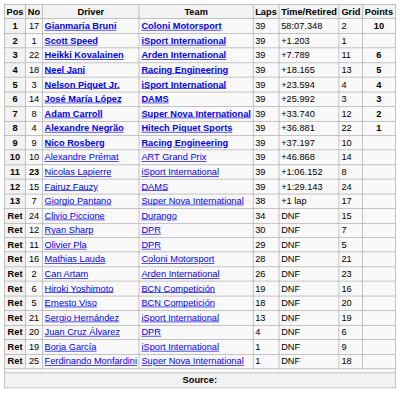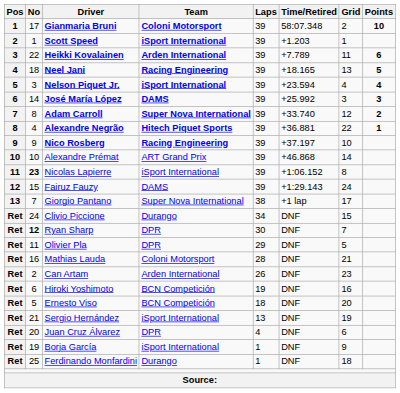(34, 230) normal -> (34, 230) bold
(193, 361) Super Nova International -> (159, 361) Durango
